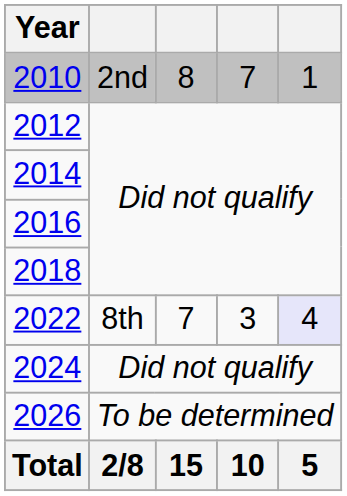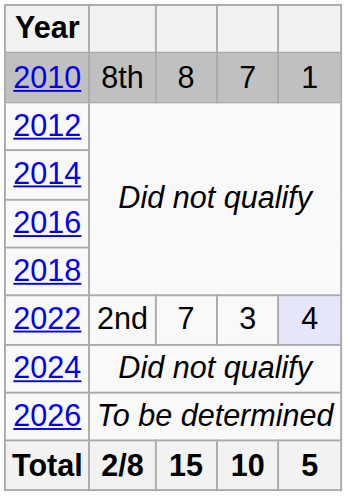(122, 77) 2nd -> (122, 77) 8th
(122, 319) 8th -> (122, 319) 2nd
